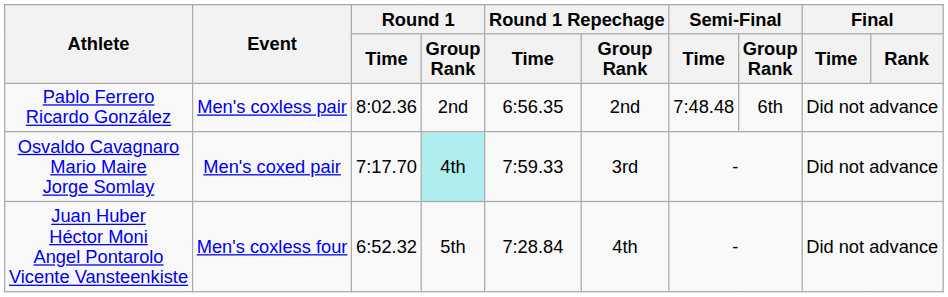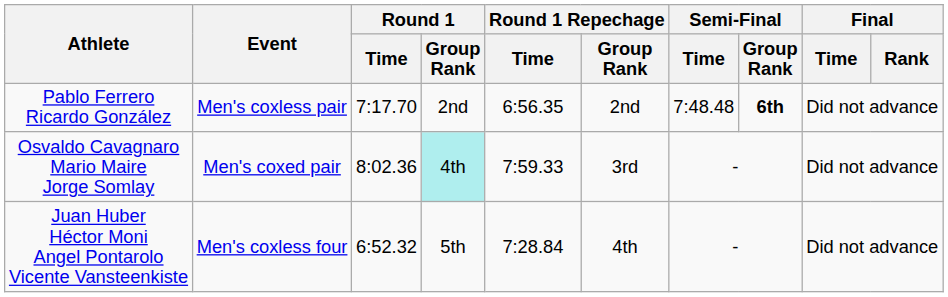(386, 108) 8:02.36 -> (386, 108) 7:17.70
(770, 108) normal -> (770, 108) bold
(386, 167) 7:17.70 -> (386, 167) 8:02.36
